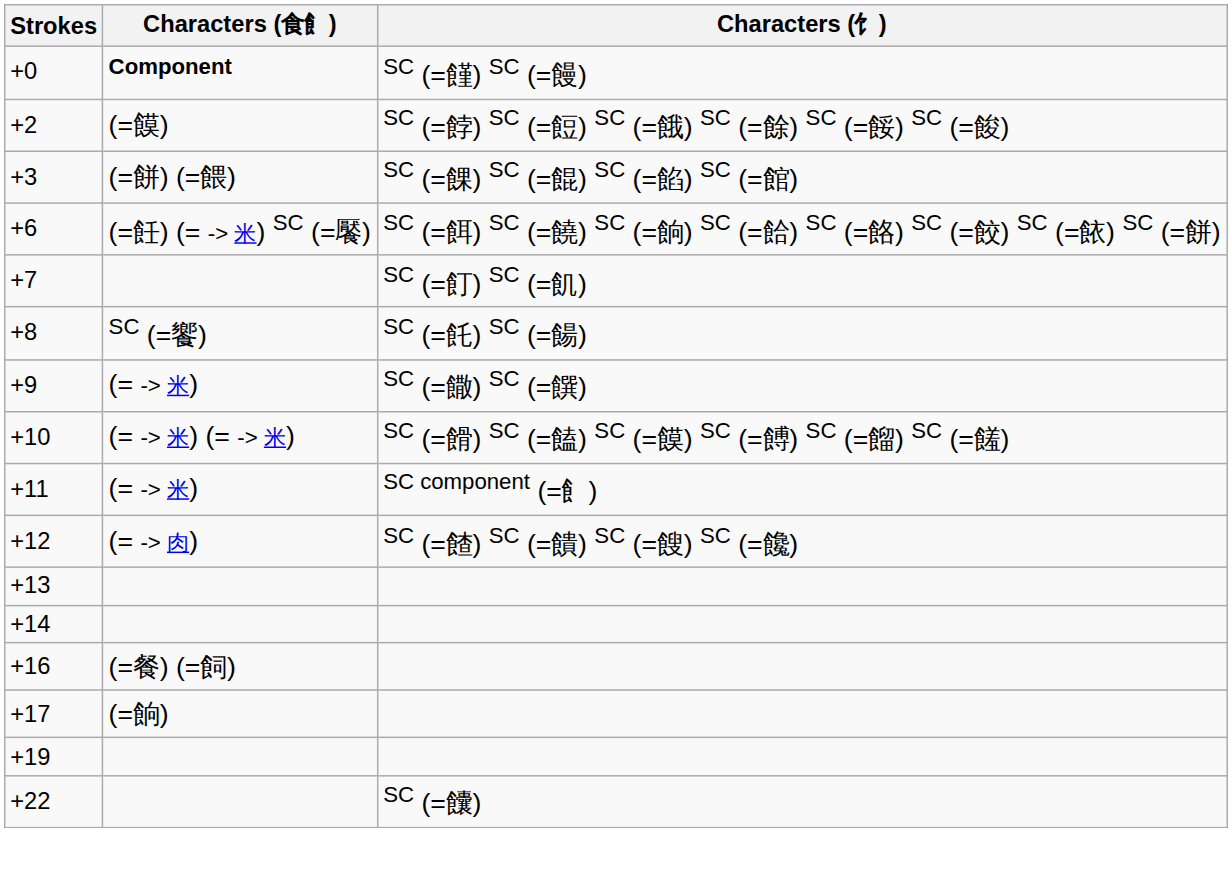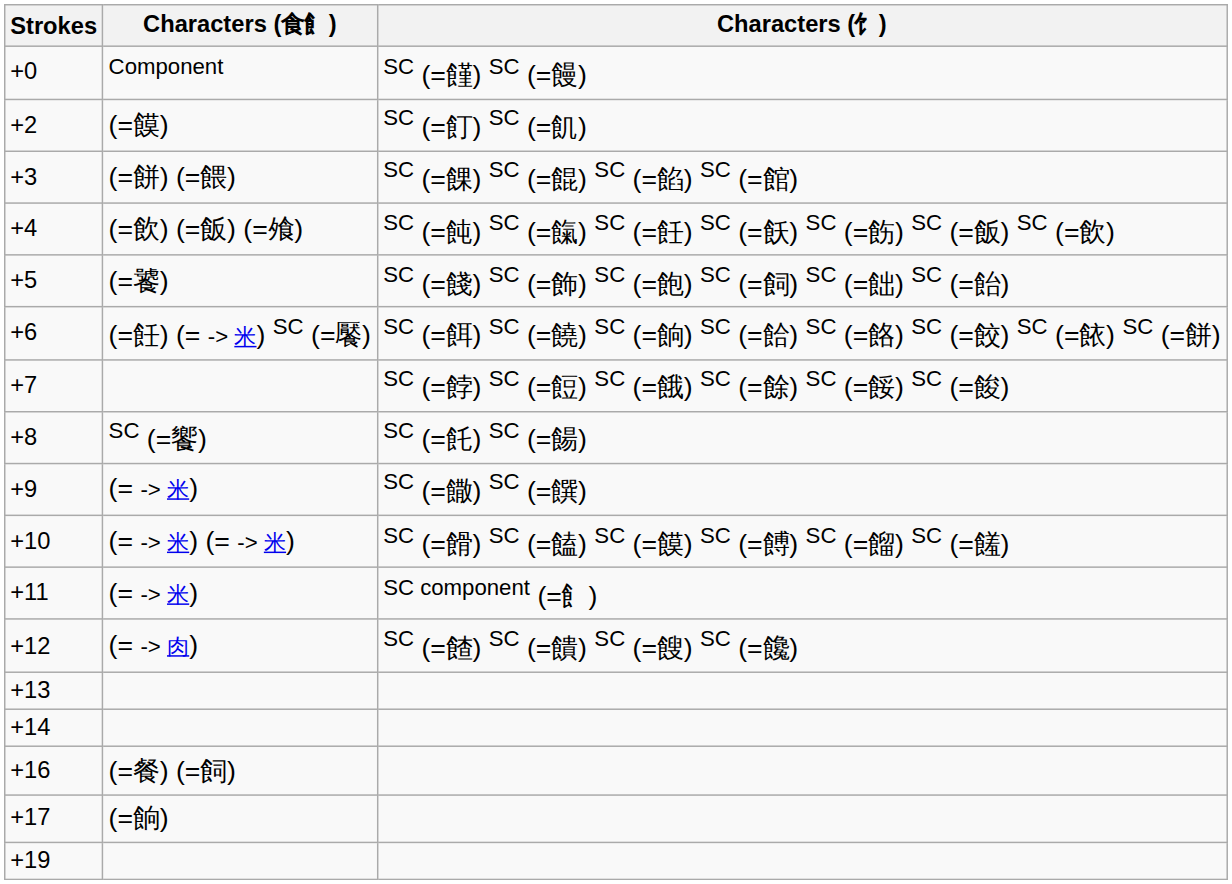(170, 72) bold -> (166, 66) normal
(696, 123) SC (=餑) SC (=餖) SC (=餓) SC (=餘) SC (=餒) SC (=餕) -> (485, 123) SC (=飣) SC (=飢)
+ row: (24, 228)
+ row: (24, 280)
(485, 280) SC (=飣) SC (=飢) -> (696, 384) SC (=餑) SC (=餖) SC (=餓) SC (=餘) SC (=餒) SC (=餕)
- row: (30, 801)
